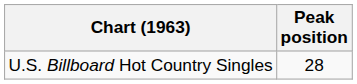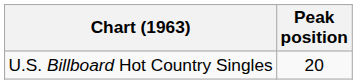(314, 65) 28 -> (314, 65) 20
